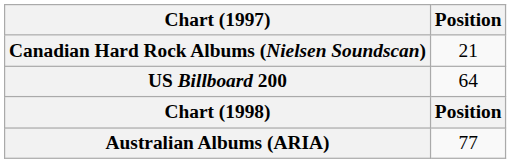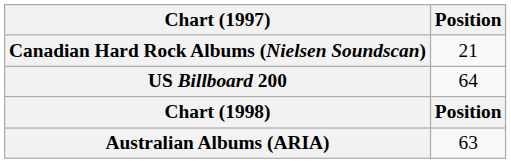(468, 142) 77 -> (468, 142) 63
